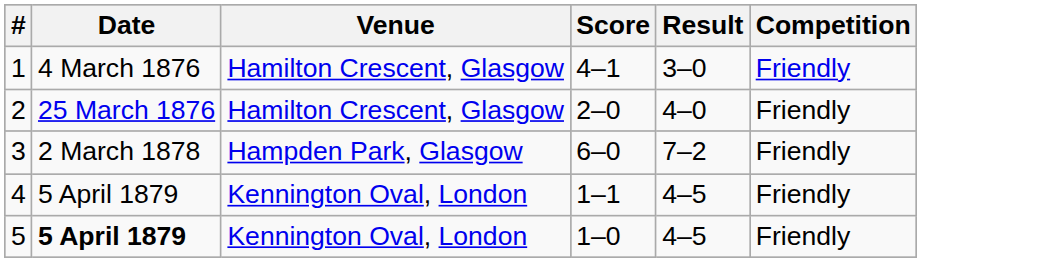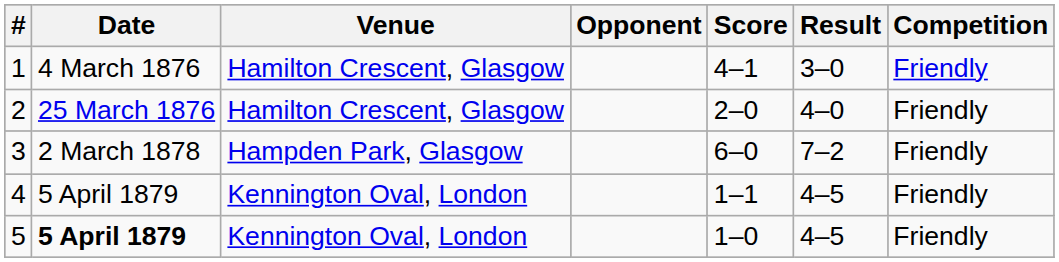+ column: (639, 25)
